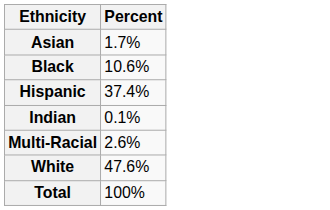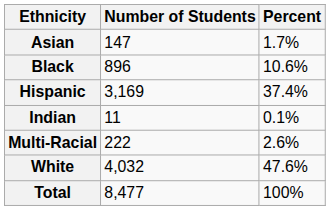+ column: (180, 17)
